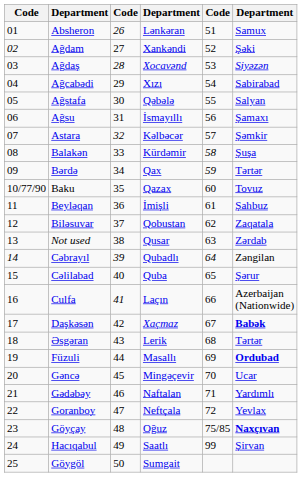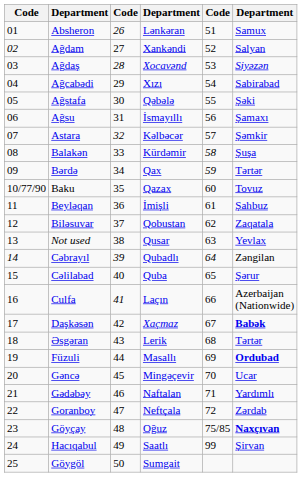(245, 48) Şəki -> (250, 48) Salyan
(250, 100) Salyan -> (245, 100) Şəki
(251, 240) Zərdab -> (251, 240) Yevlax
(251, 410) Yevlax -> (251, 410) Zərdab
